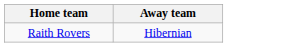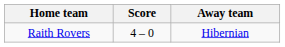+ column: (142, 13)
